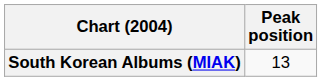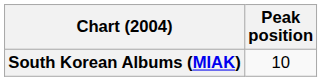(281, 62) 13 -> (281, 62) 10
